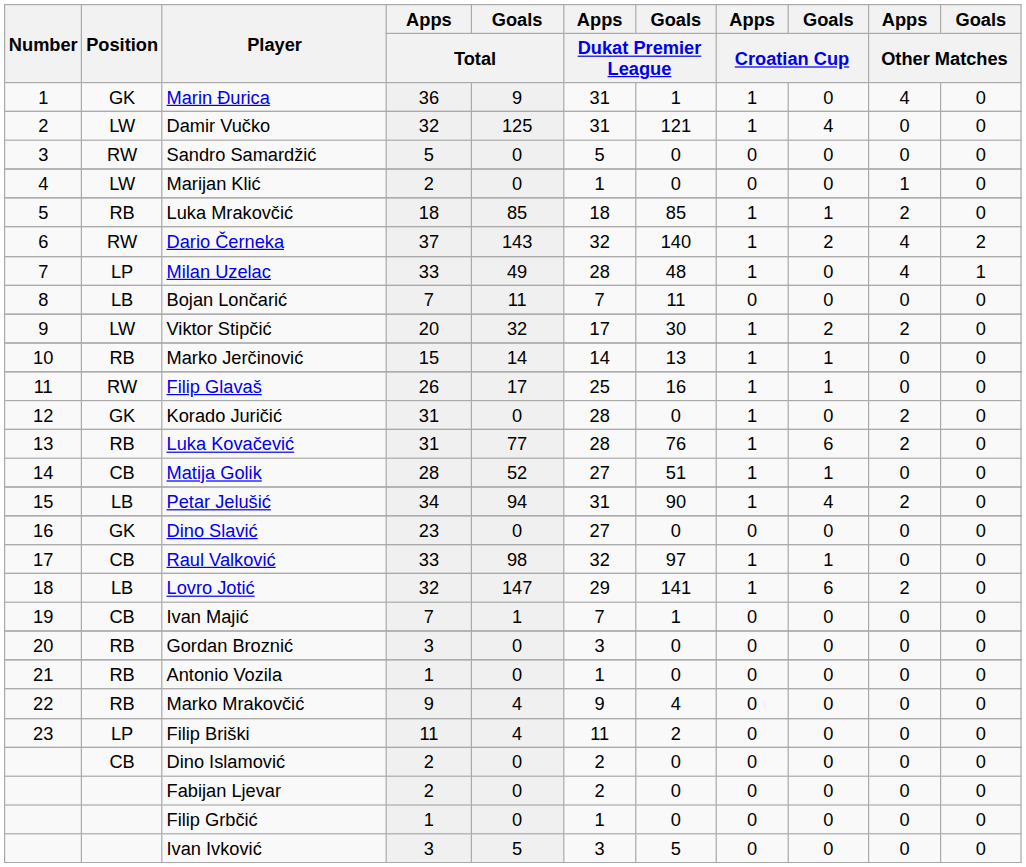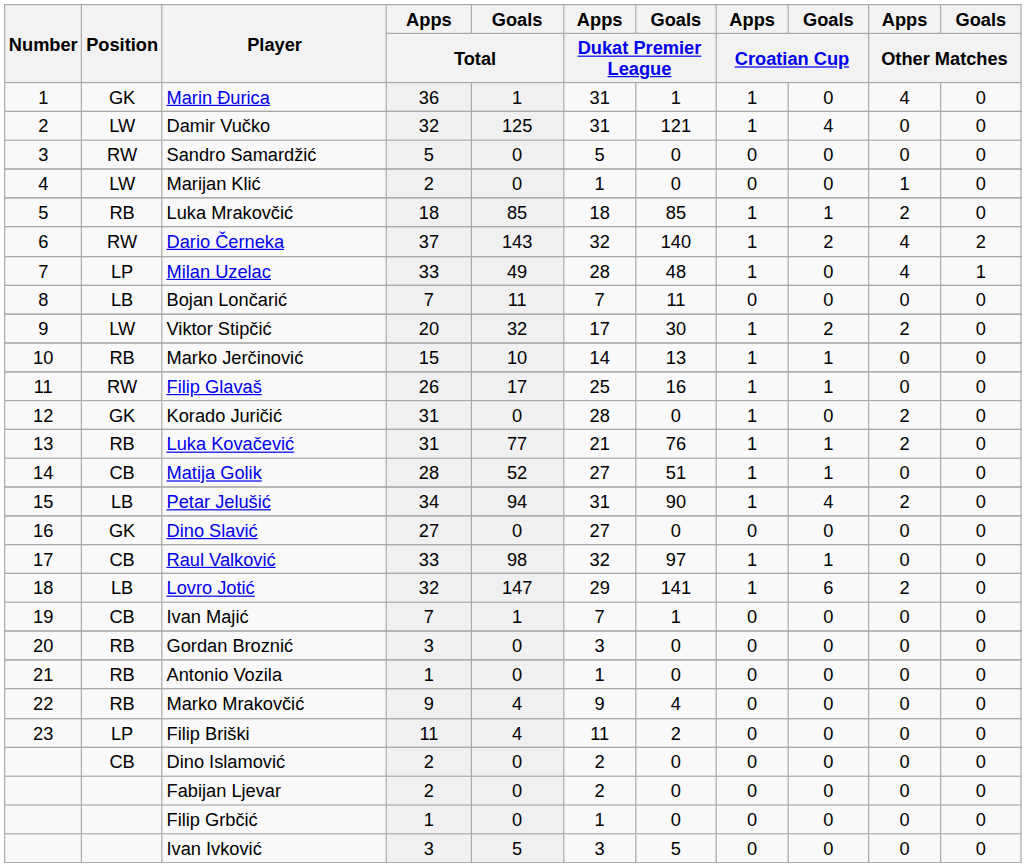(517, 97) 9 -> (517, 97) 1
(517, 357) 14 -> (517, 357) 10
(600, 444) 28 -> (600, 444) 21
(828, 444) 6 -> (828, 444) 1
(429, 531) 23 -> (429, 531) 27
